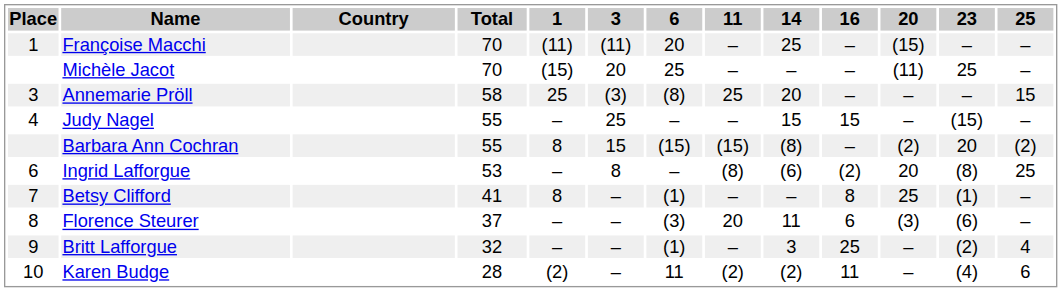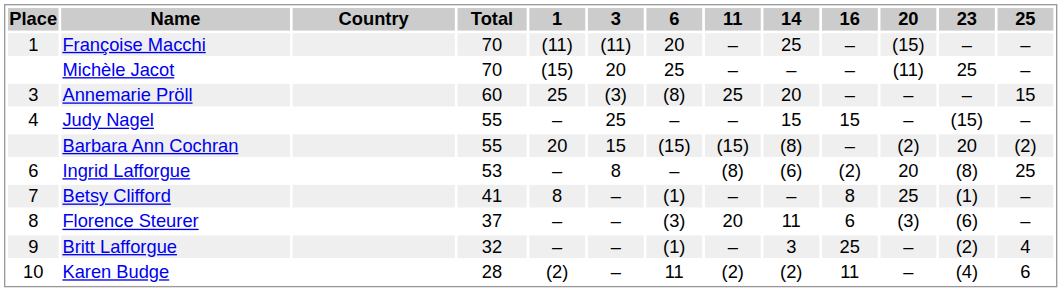(492, 95) 58 -> (492, 95) 60
(557, 146) 8 -> (557, 146) 20
